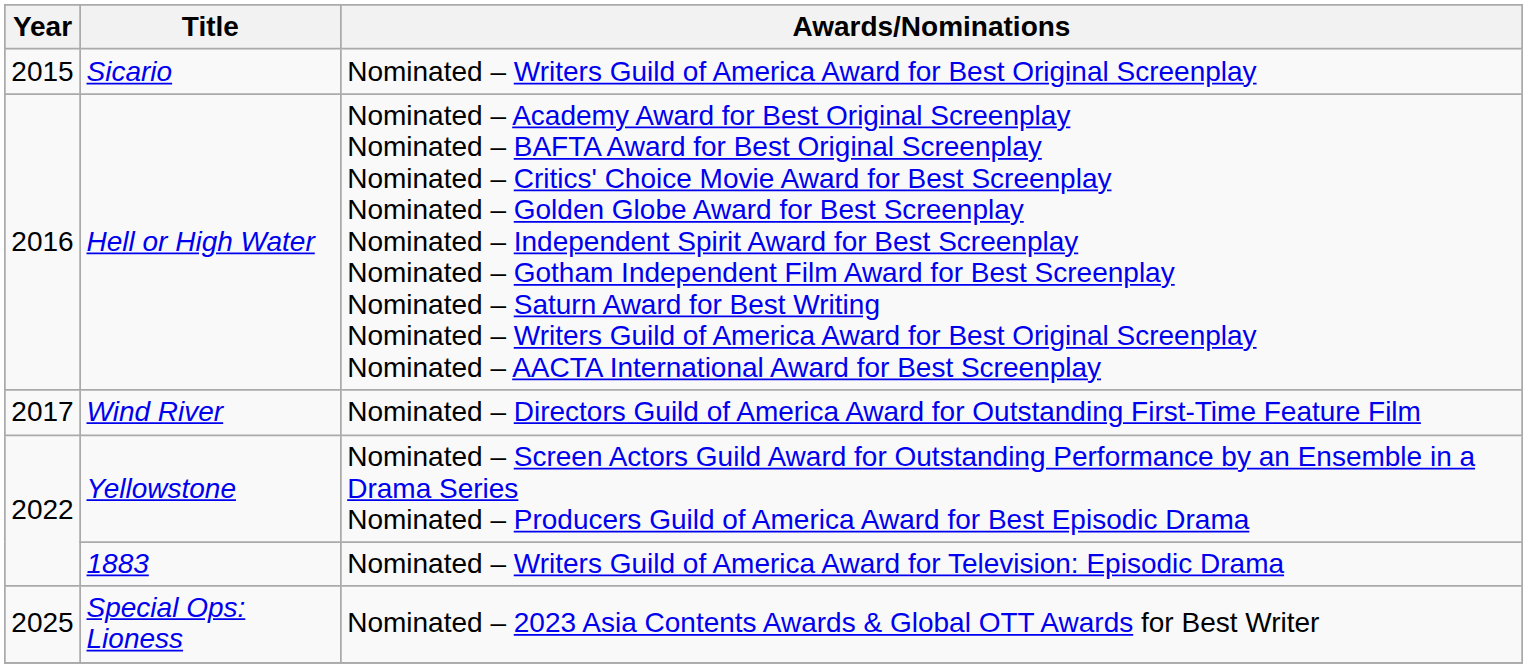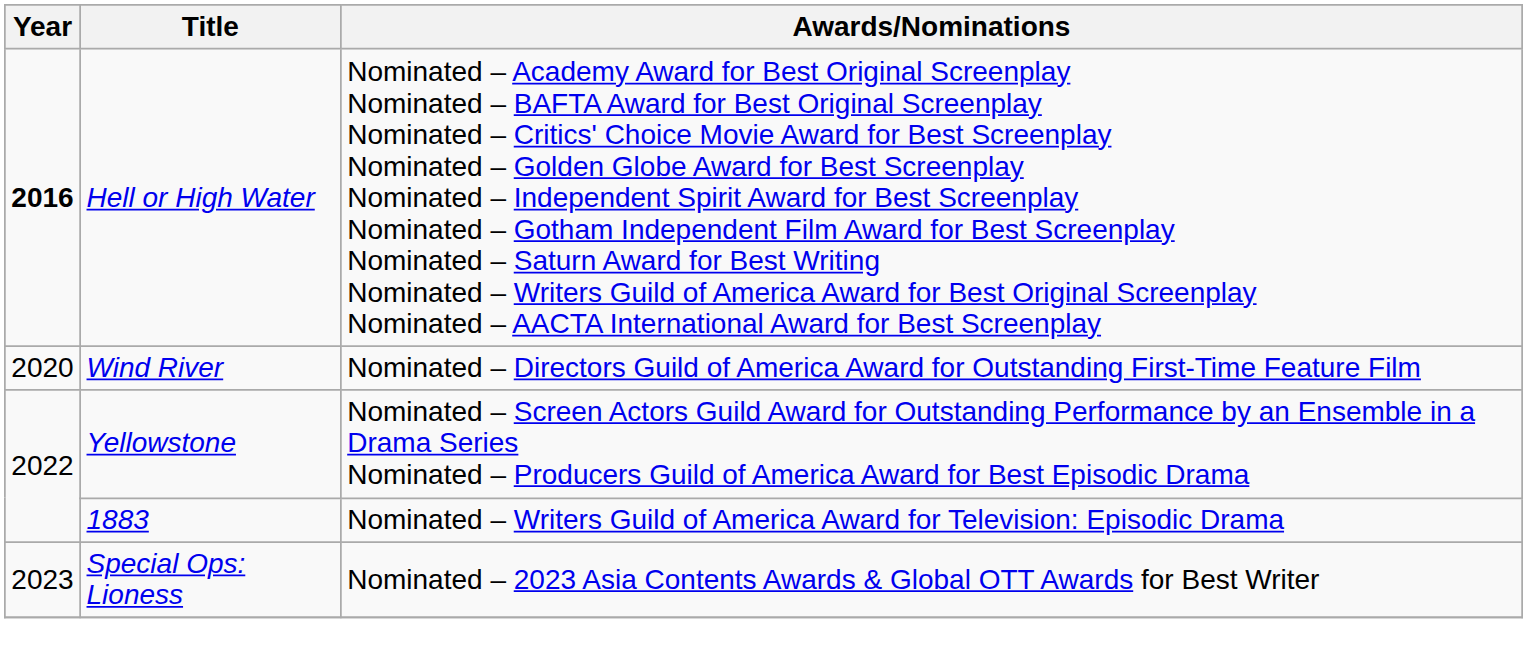- row: (129, 71)
(42, 241) normal -> (42, 197) bold
(42, 411) 2017 -> (42, 367) 2020
(42, 623) 2025 -> (42, 579) 2023
